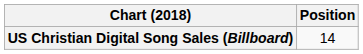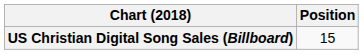(328, 37) 14 -> (328, 37) 15
